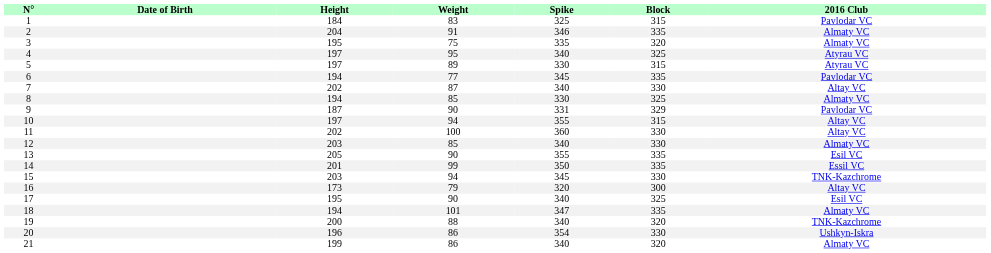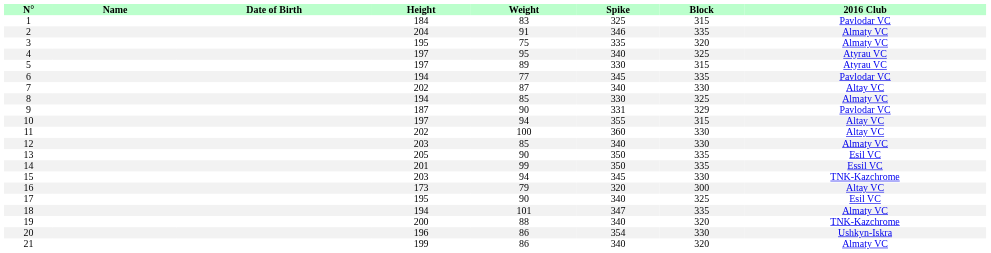+ column: (115, 9)
(562, 154) 355 -> (618, 154) 350
